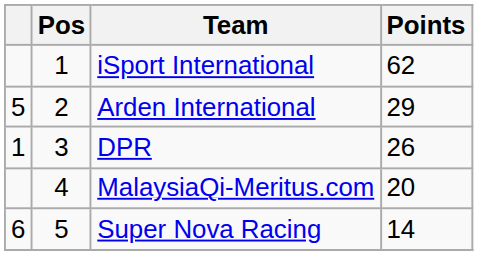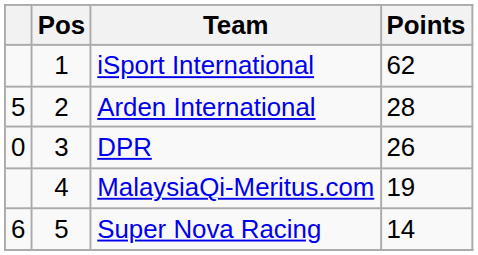(401, 106) 29 -> (401, 106) 28
(18, 147) 1 -> (18, 147) 0
(401, 188) 20 -> (401, 188) 19
